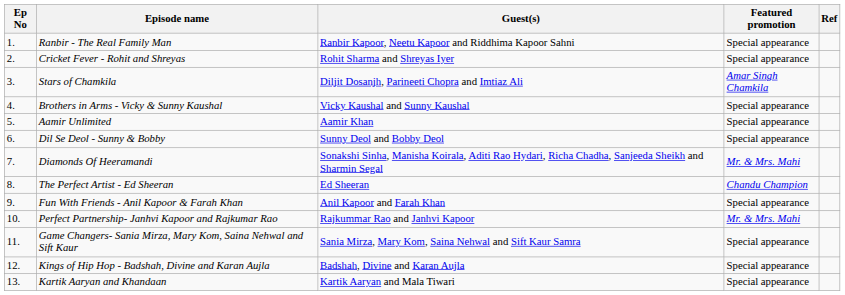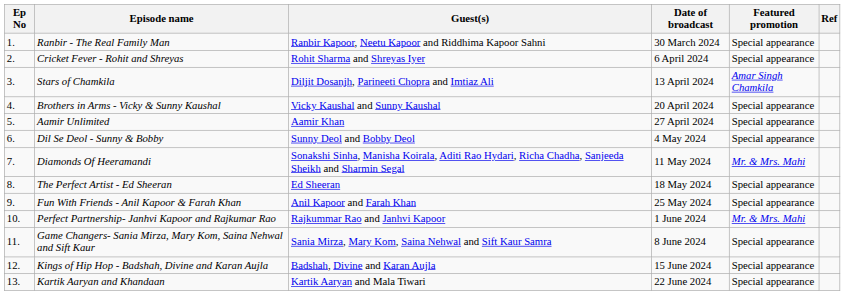+ column: (690, 19)
(767, 185) Chandu Champion -> (773, 185) Special appearance
